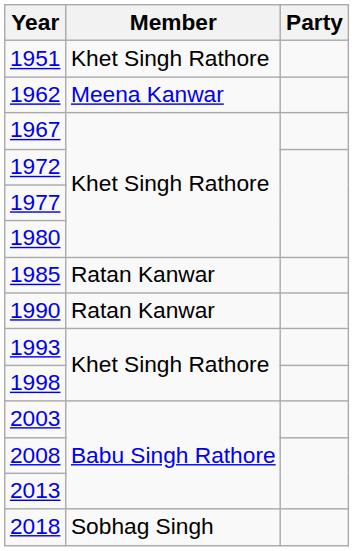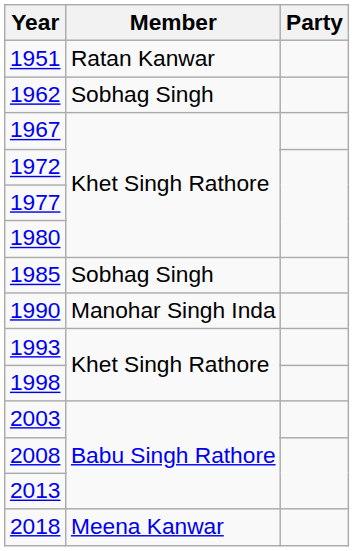(170, 58) Khet Singh Rathore -> (143, 58) Ratan Kanwar
(147, 94) Meena Kanwar -> (142, 94) Sobhag Singh
(143, 274) Ratan Kanwar -> (142, 274) Sobhag Singh
(143, 310) Ratan Kanwar -> (173, 310) Manohar Singh Inda
(142, 526) Sobhag Singh -> (147, 526) Meena Kanwar
